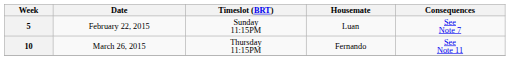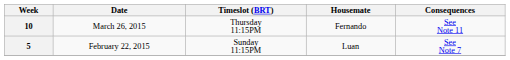rows swapped: (29, 26) <-> (29, 45)
